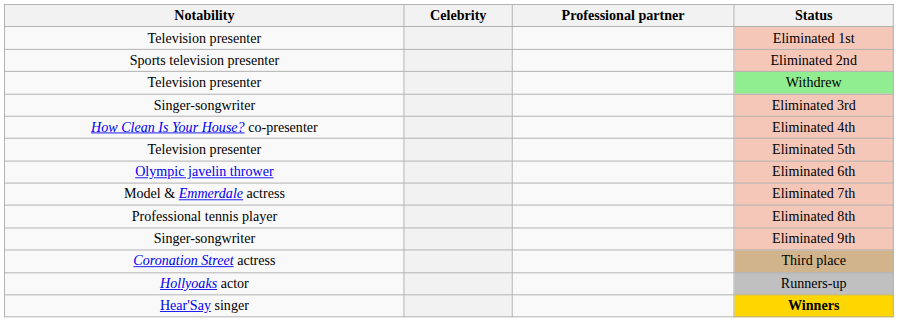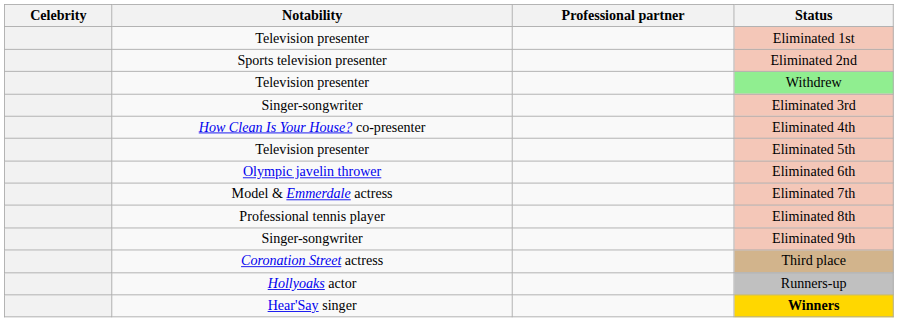columns swapped: (458, 15) <-> (204, 15)
